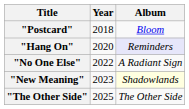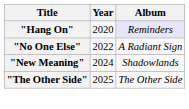- row: (47, 29)
(103, 79) 2023 -> (103, 63) 2024
(150, 79) lightyellow background -> (150, 63) no background
